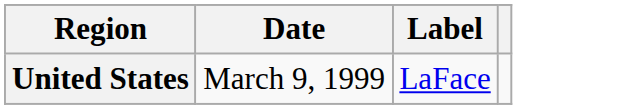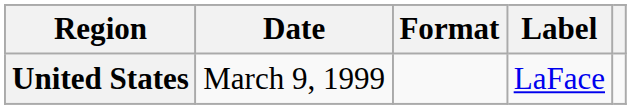+ column: (449, 29)
